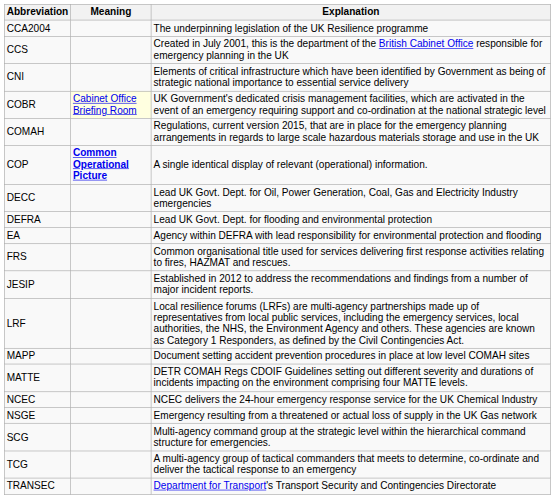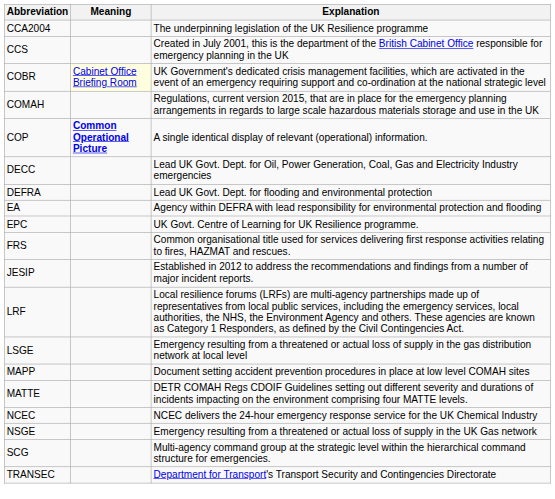- row: (15, 77)
+ row: (17, 224)
+ row: (20, 350)
- row: (17, 464)
